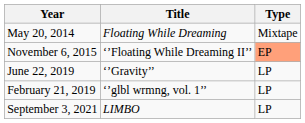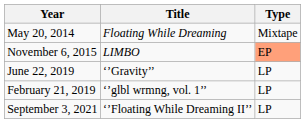(178, 52) ‘’Floating While Dreaming II’’ -> (121, 52) LIMBO
(121, 109) LIMBO -> (178, 109) ‘’Floating While Dreaming II’’
